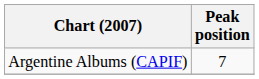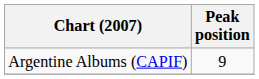(222, 61) 7 -> (222, 61) 9
